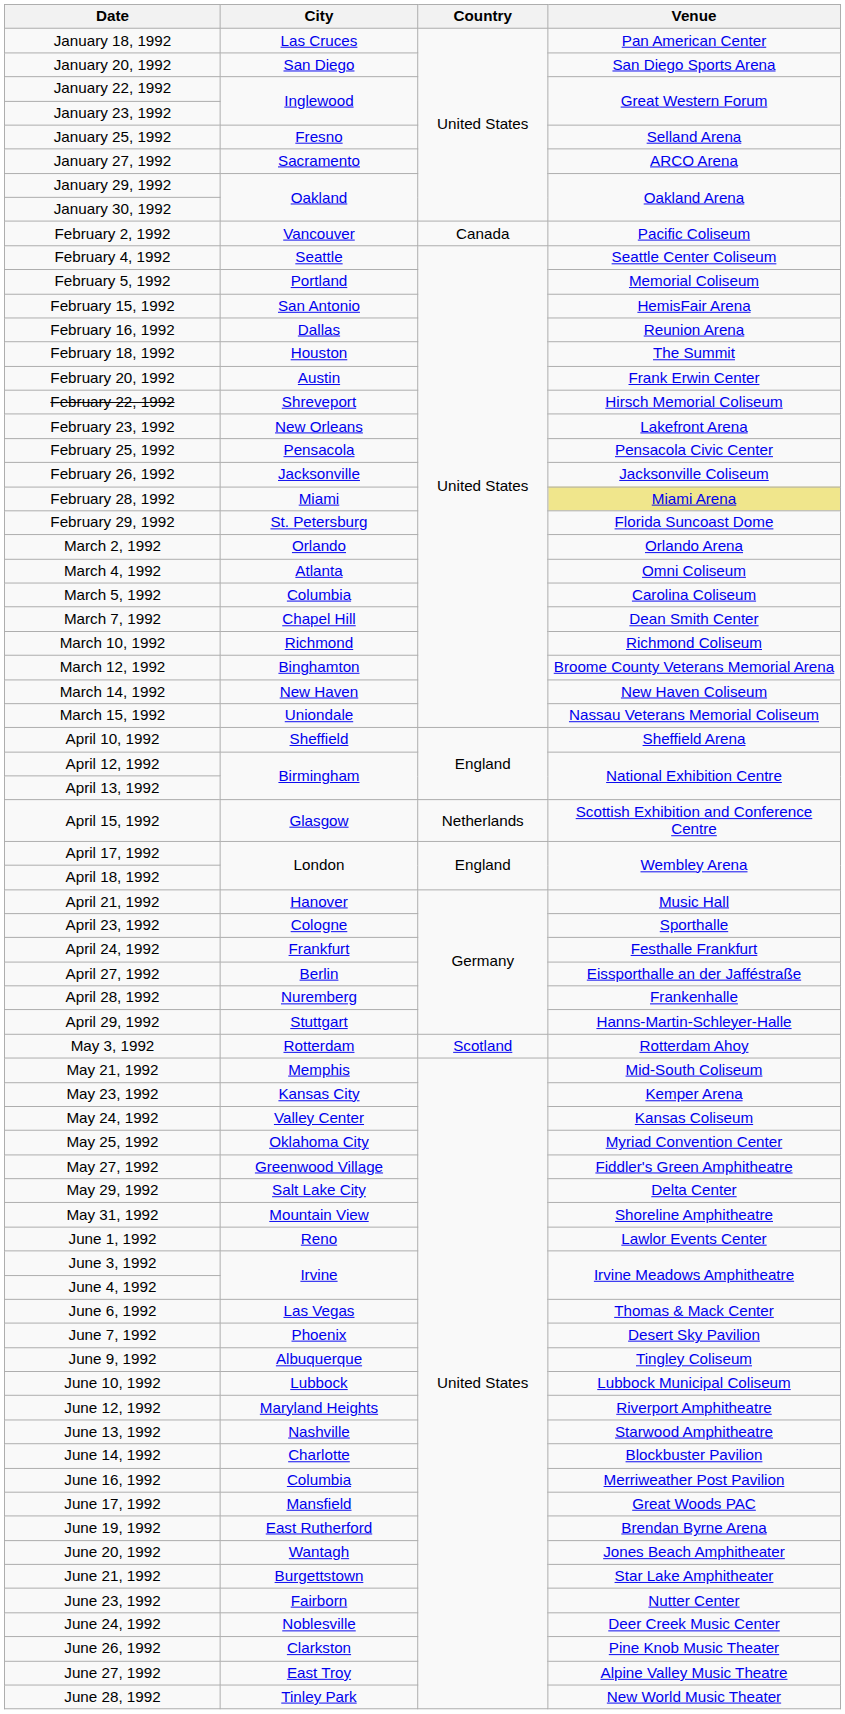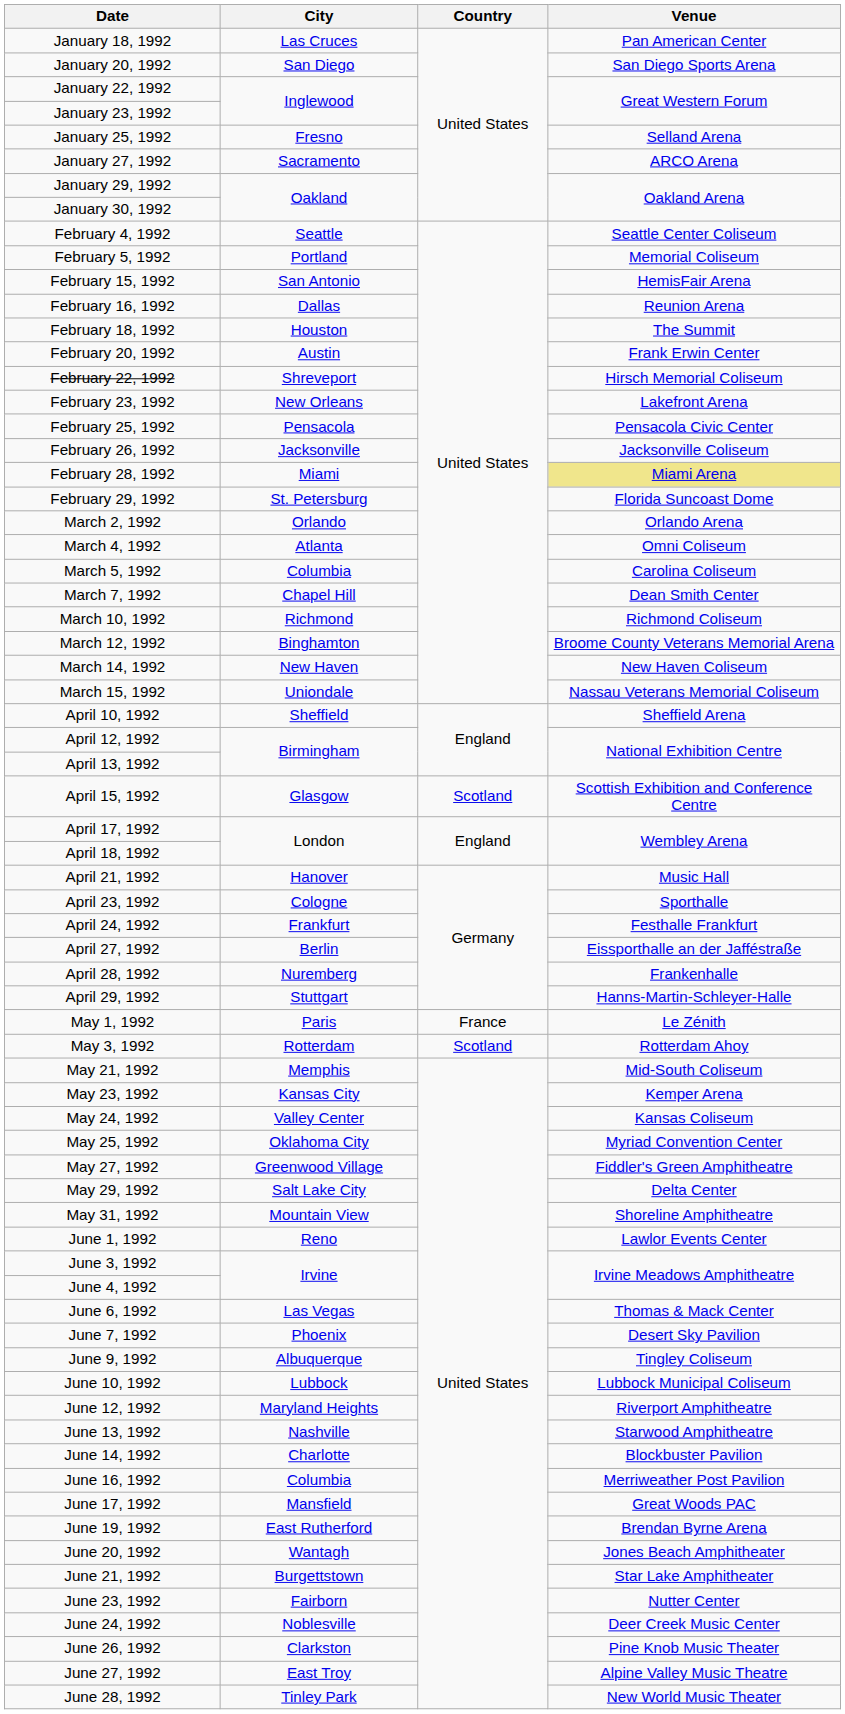- row: (112, 233)
(483, 820) Netherlands -> (483, 796) Scotland
+ row: (112, 1022)
